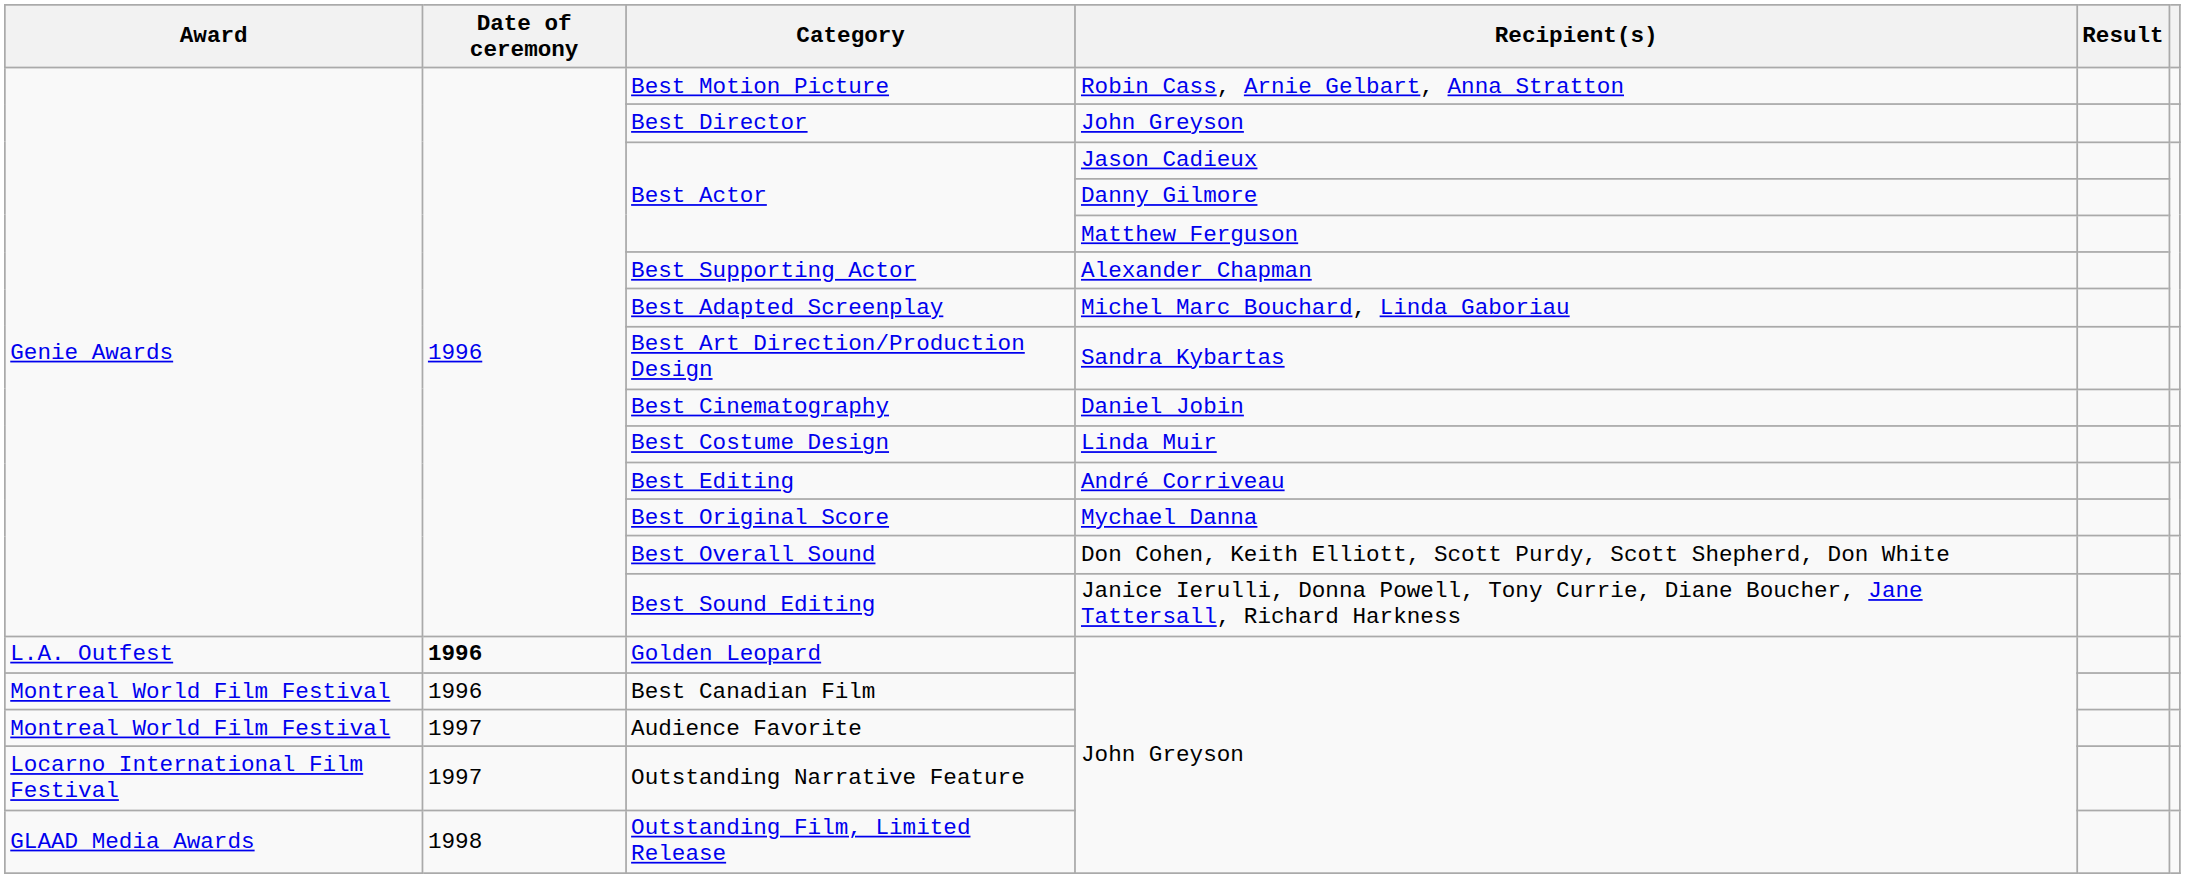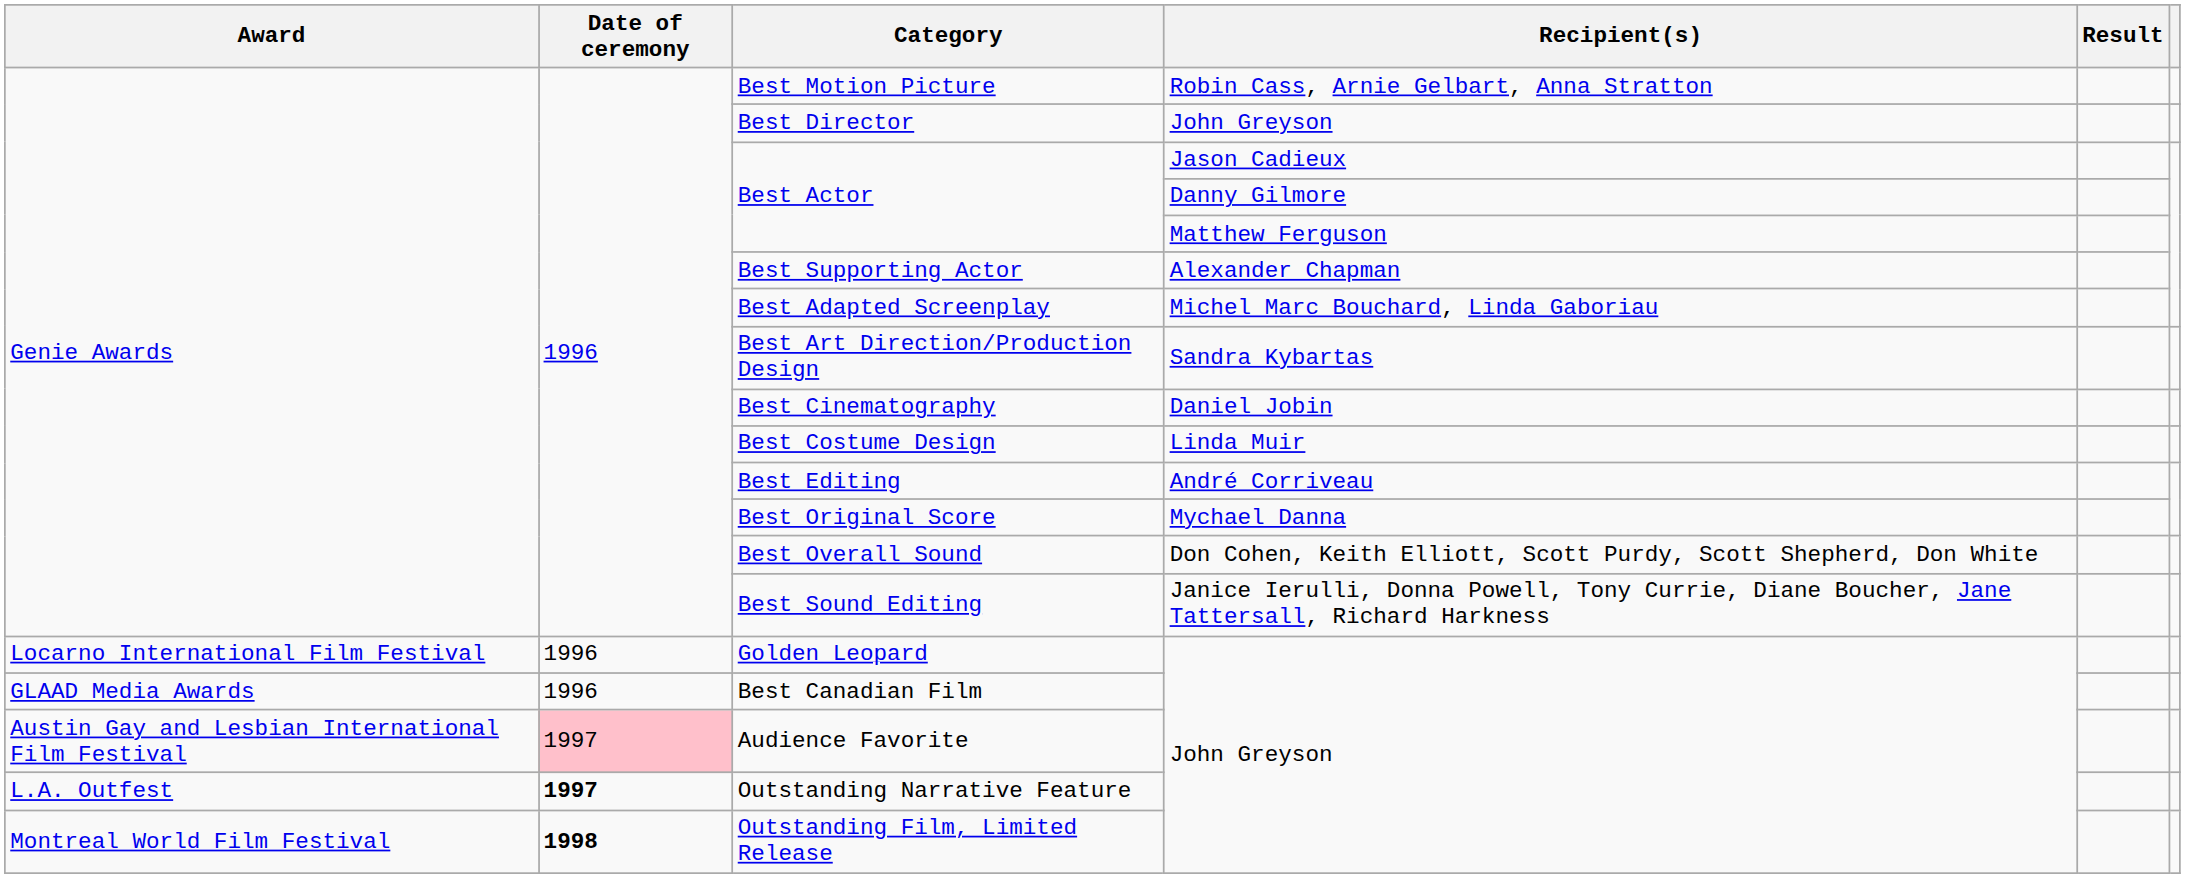(92, 655) L.A. Outfest -> (248, 655) Locarno International Film Festival
(455, 655) bold -> (571, 655) normal
(200, 691) Montreal World Film Festival -> (132, 691) GLAAD Media Awards
(200, 728) Montreal World Film Festival -> (255, 741) Austin Gay and Lesbian International Film Festival
(455, 728) no background -> (571, 741) pink background
(187, 778) Locarno International Film Festival -> (92, 791) L.A. Outfest
(455, 778) normal -> (571, 791) bold
(132, 841) GLAAD Media Awards -> (200, 841) Montreal World Film Festival
(455, 841) normal -> (571, 841) bold
